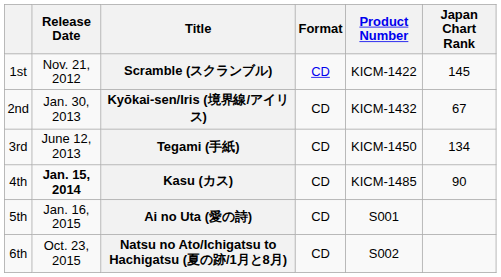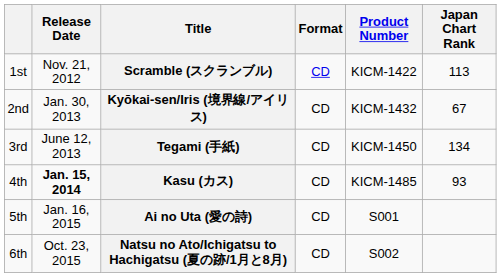(459, 71) 145 -> (459, 71) 113
(459, 182) 90 -> (459, 182) 93
